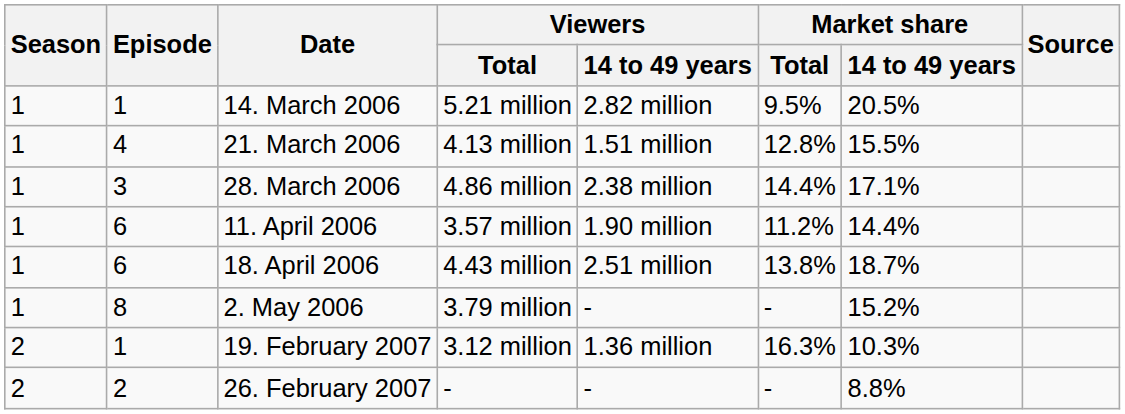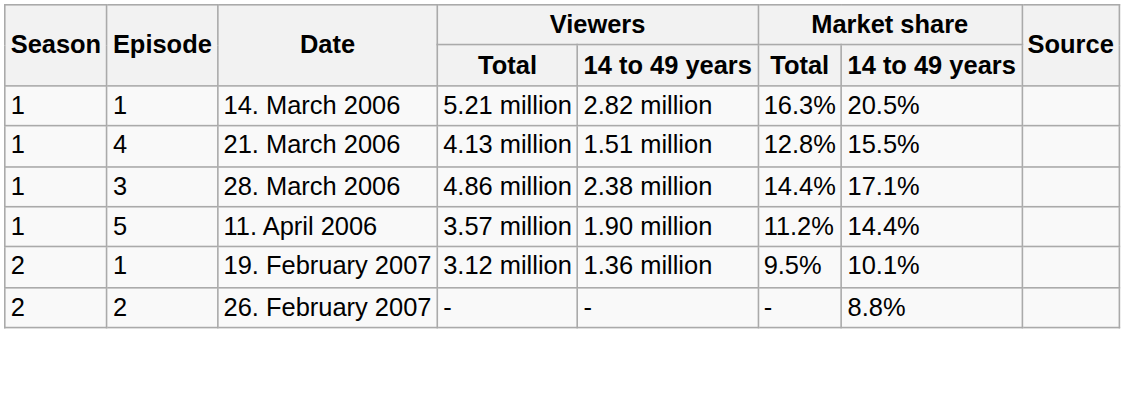(793, 105) 9.5% -> (800, 105) 16.3%
(120, 226) 6 -> (120, 226) 5
- row: (301, 266)
- row: (294, 307)
(800, 347) 16.3% -> (793, 266) 9.5%
(884, 347) 10.3% -> (884, 266) 10.1%
